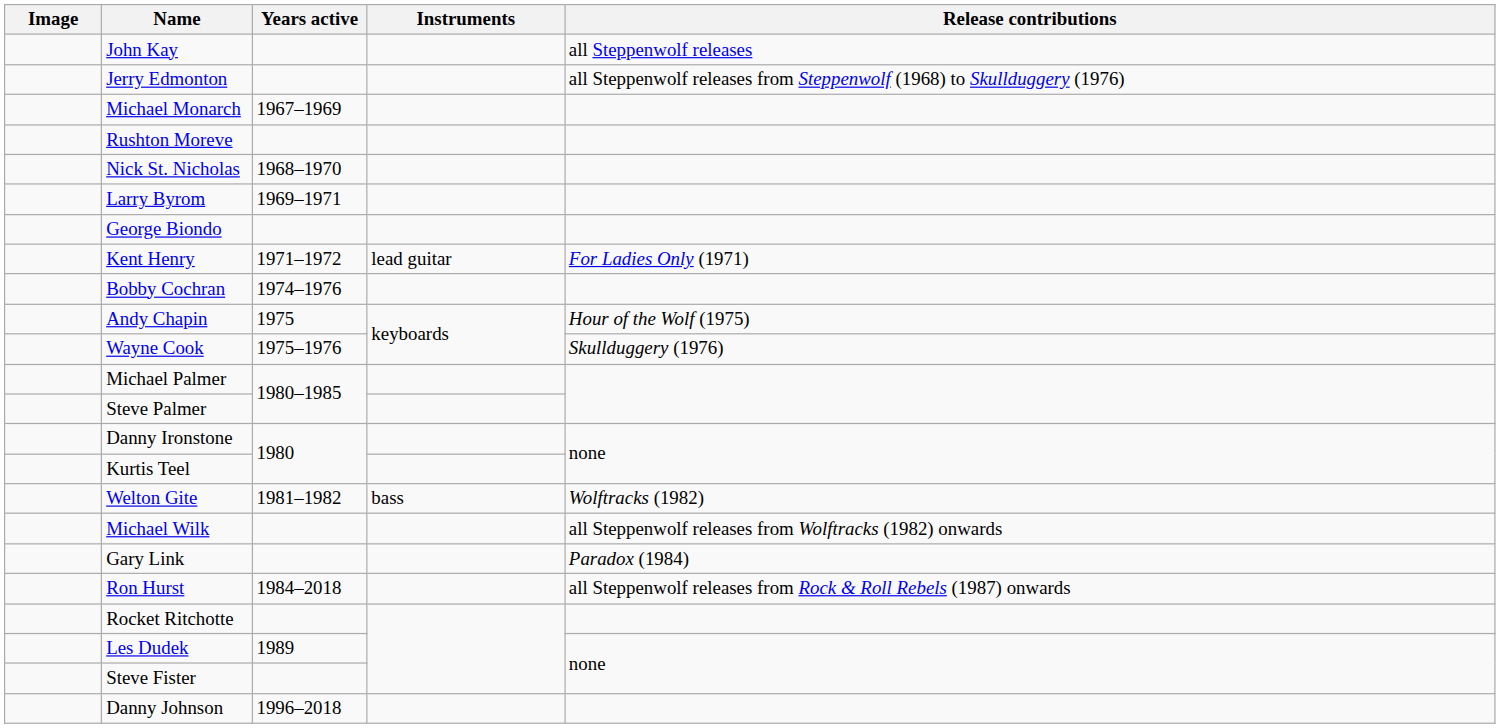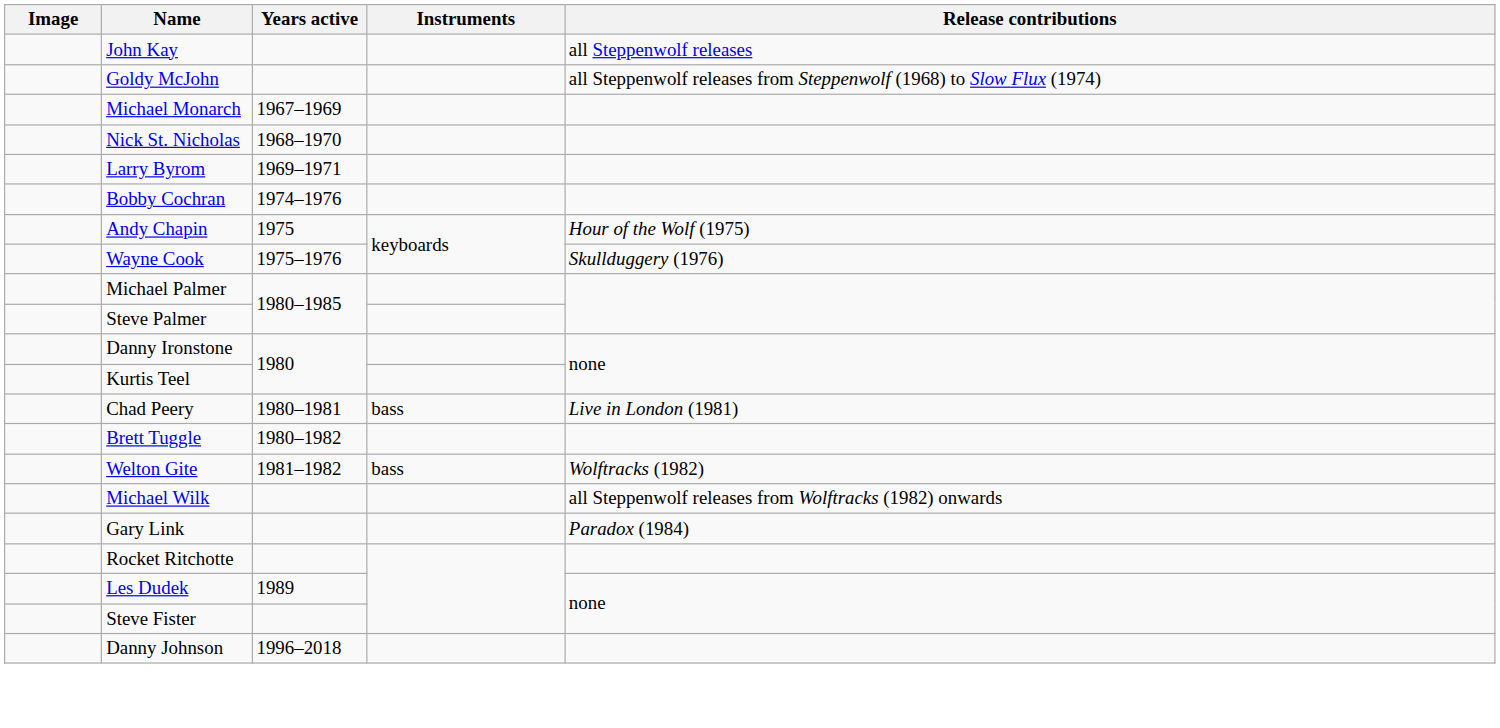- row: (167, 79)
+ row: (163, 79)
- row: (169, 139)
- row: (164, 229)
- row: (150, 259)
+ row: (150, 408)
+ row: (154, 438)
- row: (145, 588)
